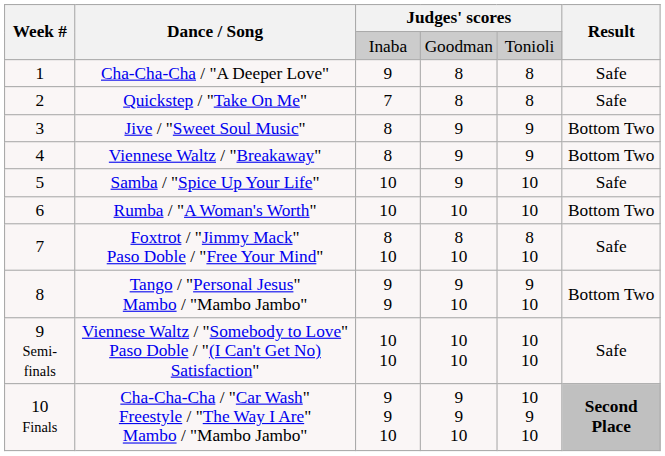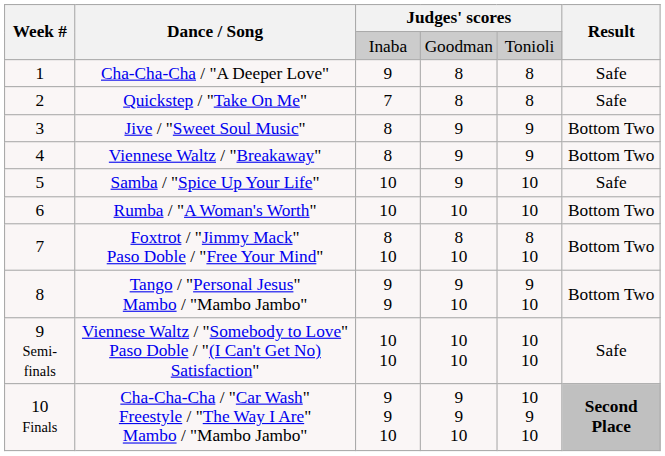(611, 247) Safe -> (611, 247) Bottom Two
